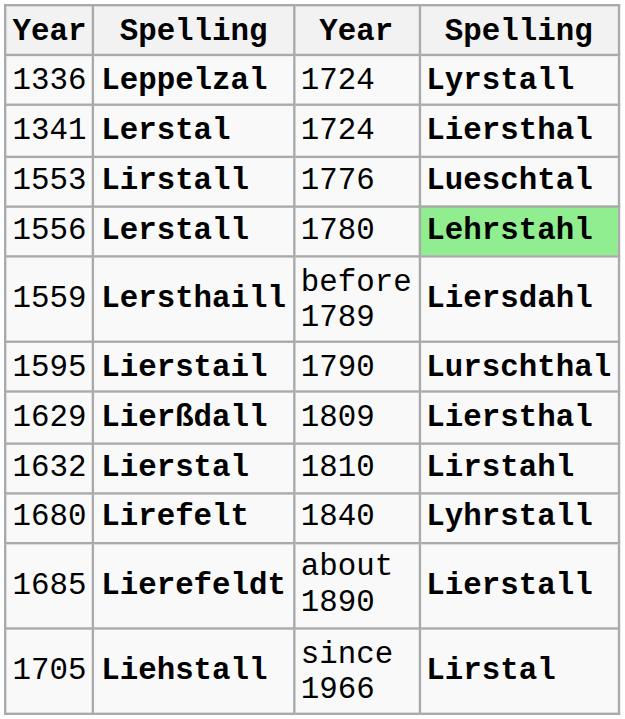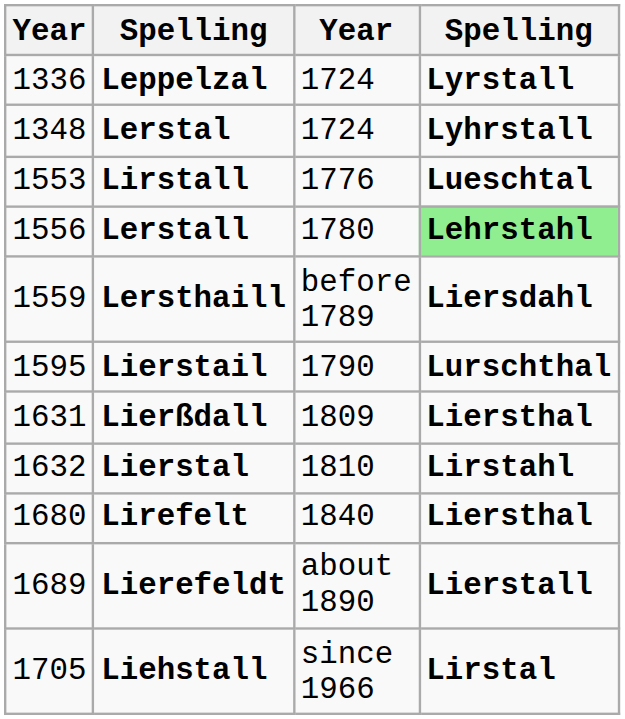(50, 131) 1341 -> (50, 131) 1348
(510, 131) Liersthal -> (510, 131) Lyhrstall
(50, 417) 1629 -> (50, 417) 1631
(510, 518) Lyhrstall -> (510, 518) Liersthal
(50, 586) 1685 -> (50, 586) 1689
